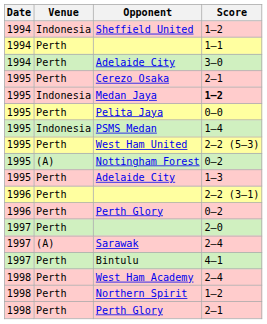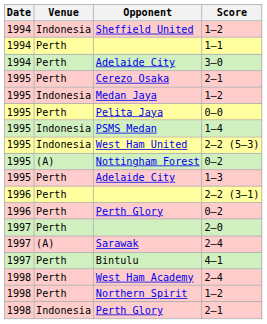(214, 95) bold -> (214, 95) normal
(51, 145) Perth -> (64, 145) Indonesia
(51, 310) Perth -> (64, 310) Indonesia
